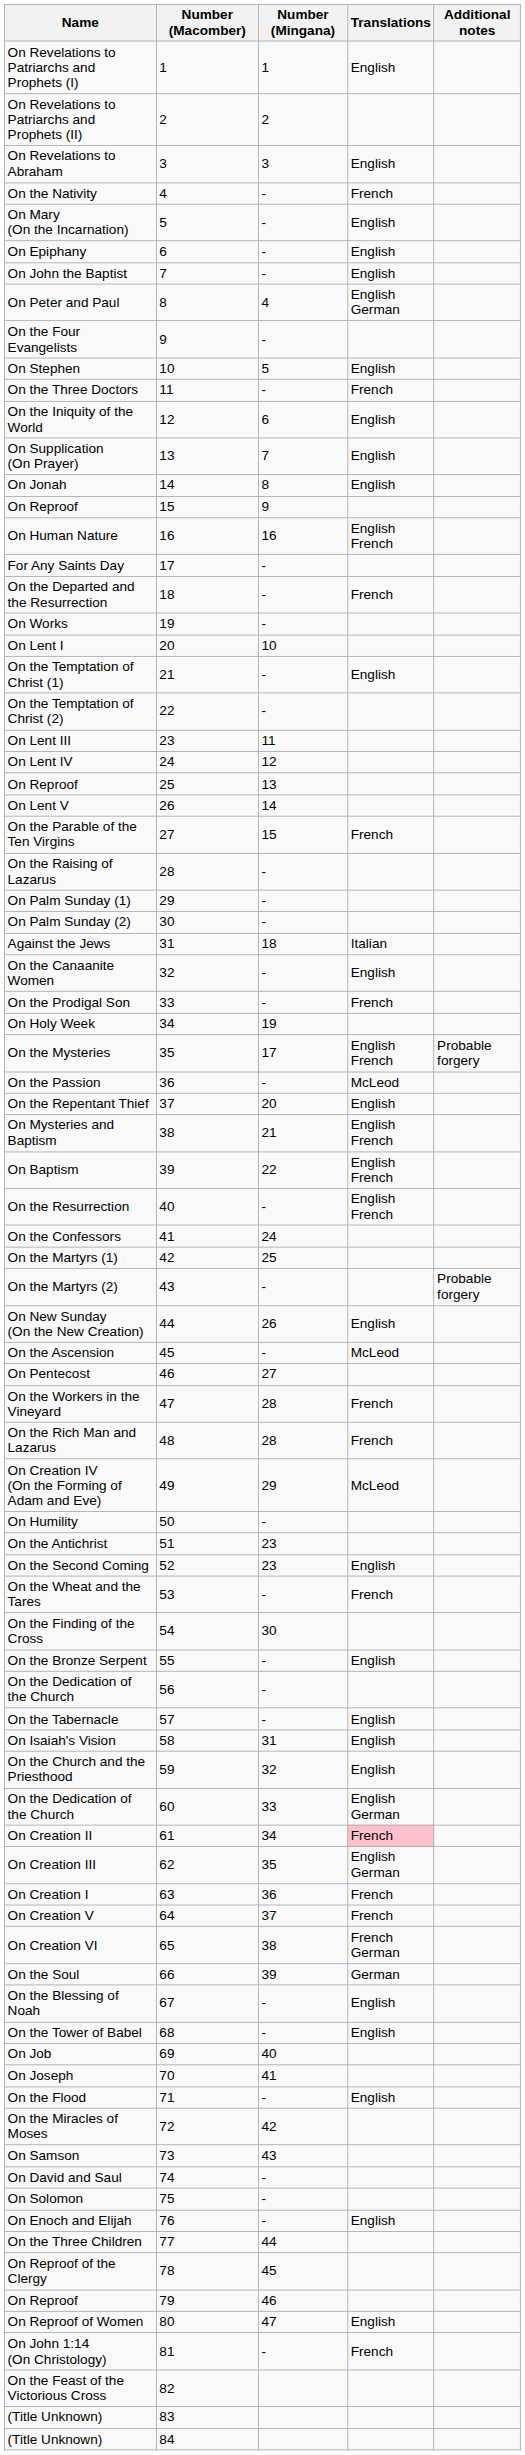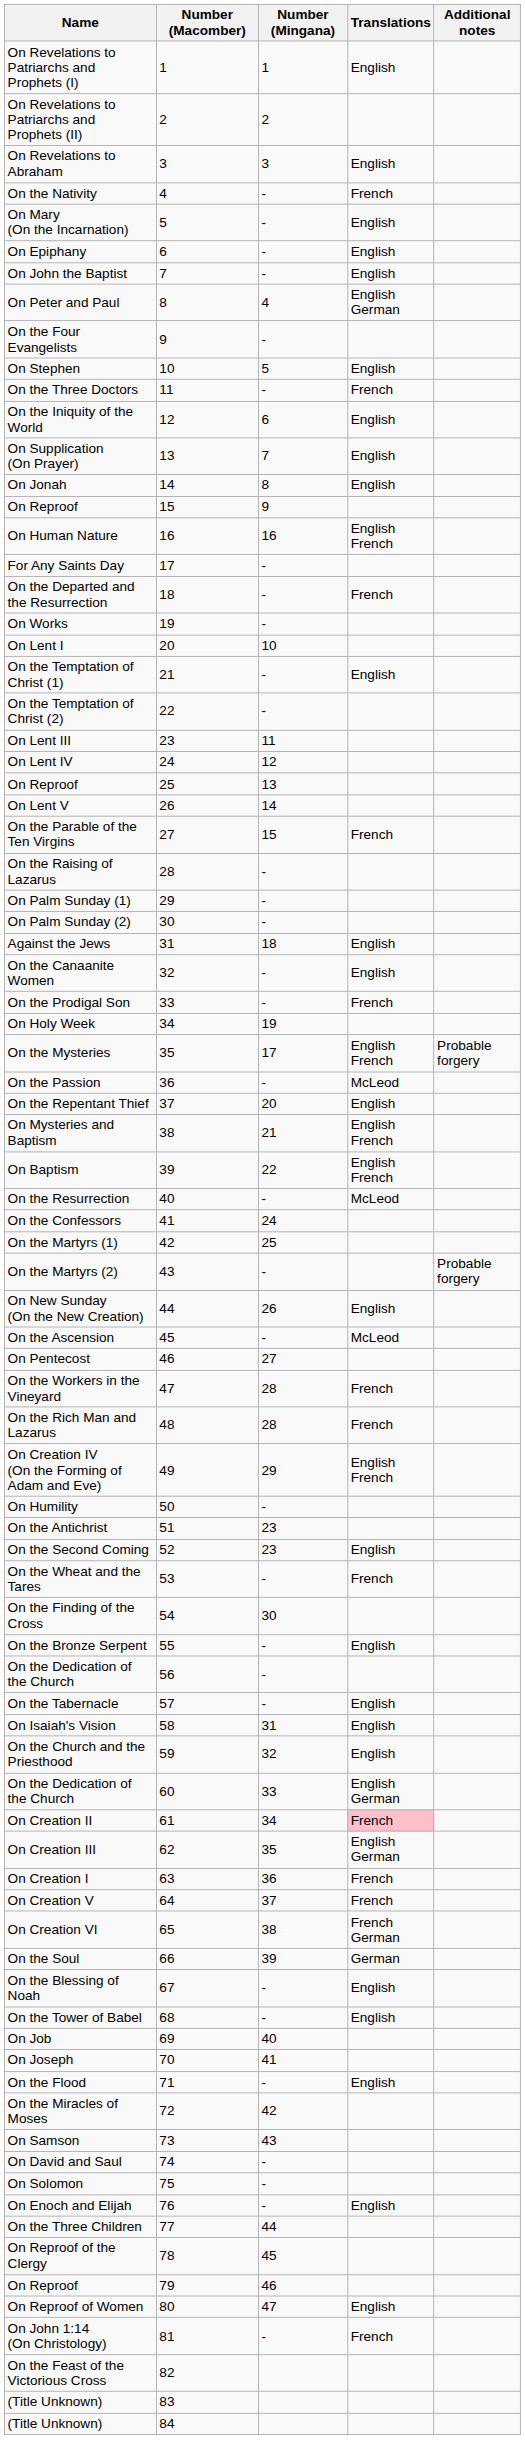(369, 944) Italian -> (373, 944) English
(373, 1206) English French -> (375, 1199) McLeod
(375, 1485) McLeod -> (373, 1469) English French
